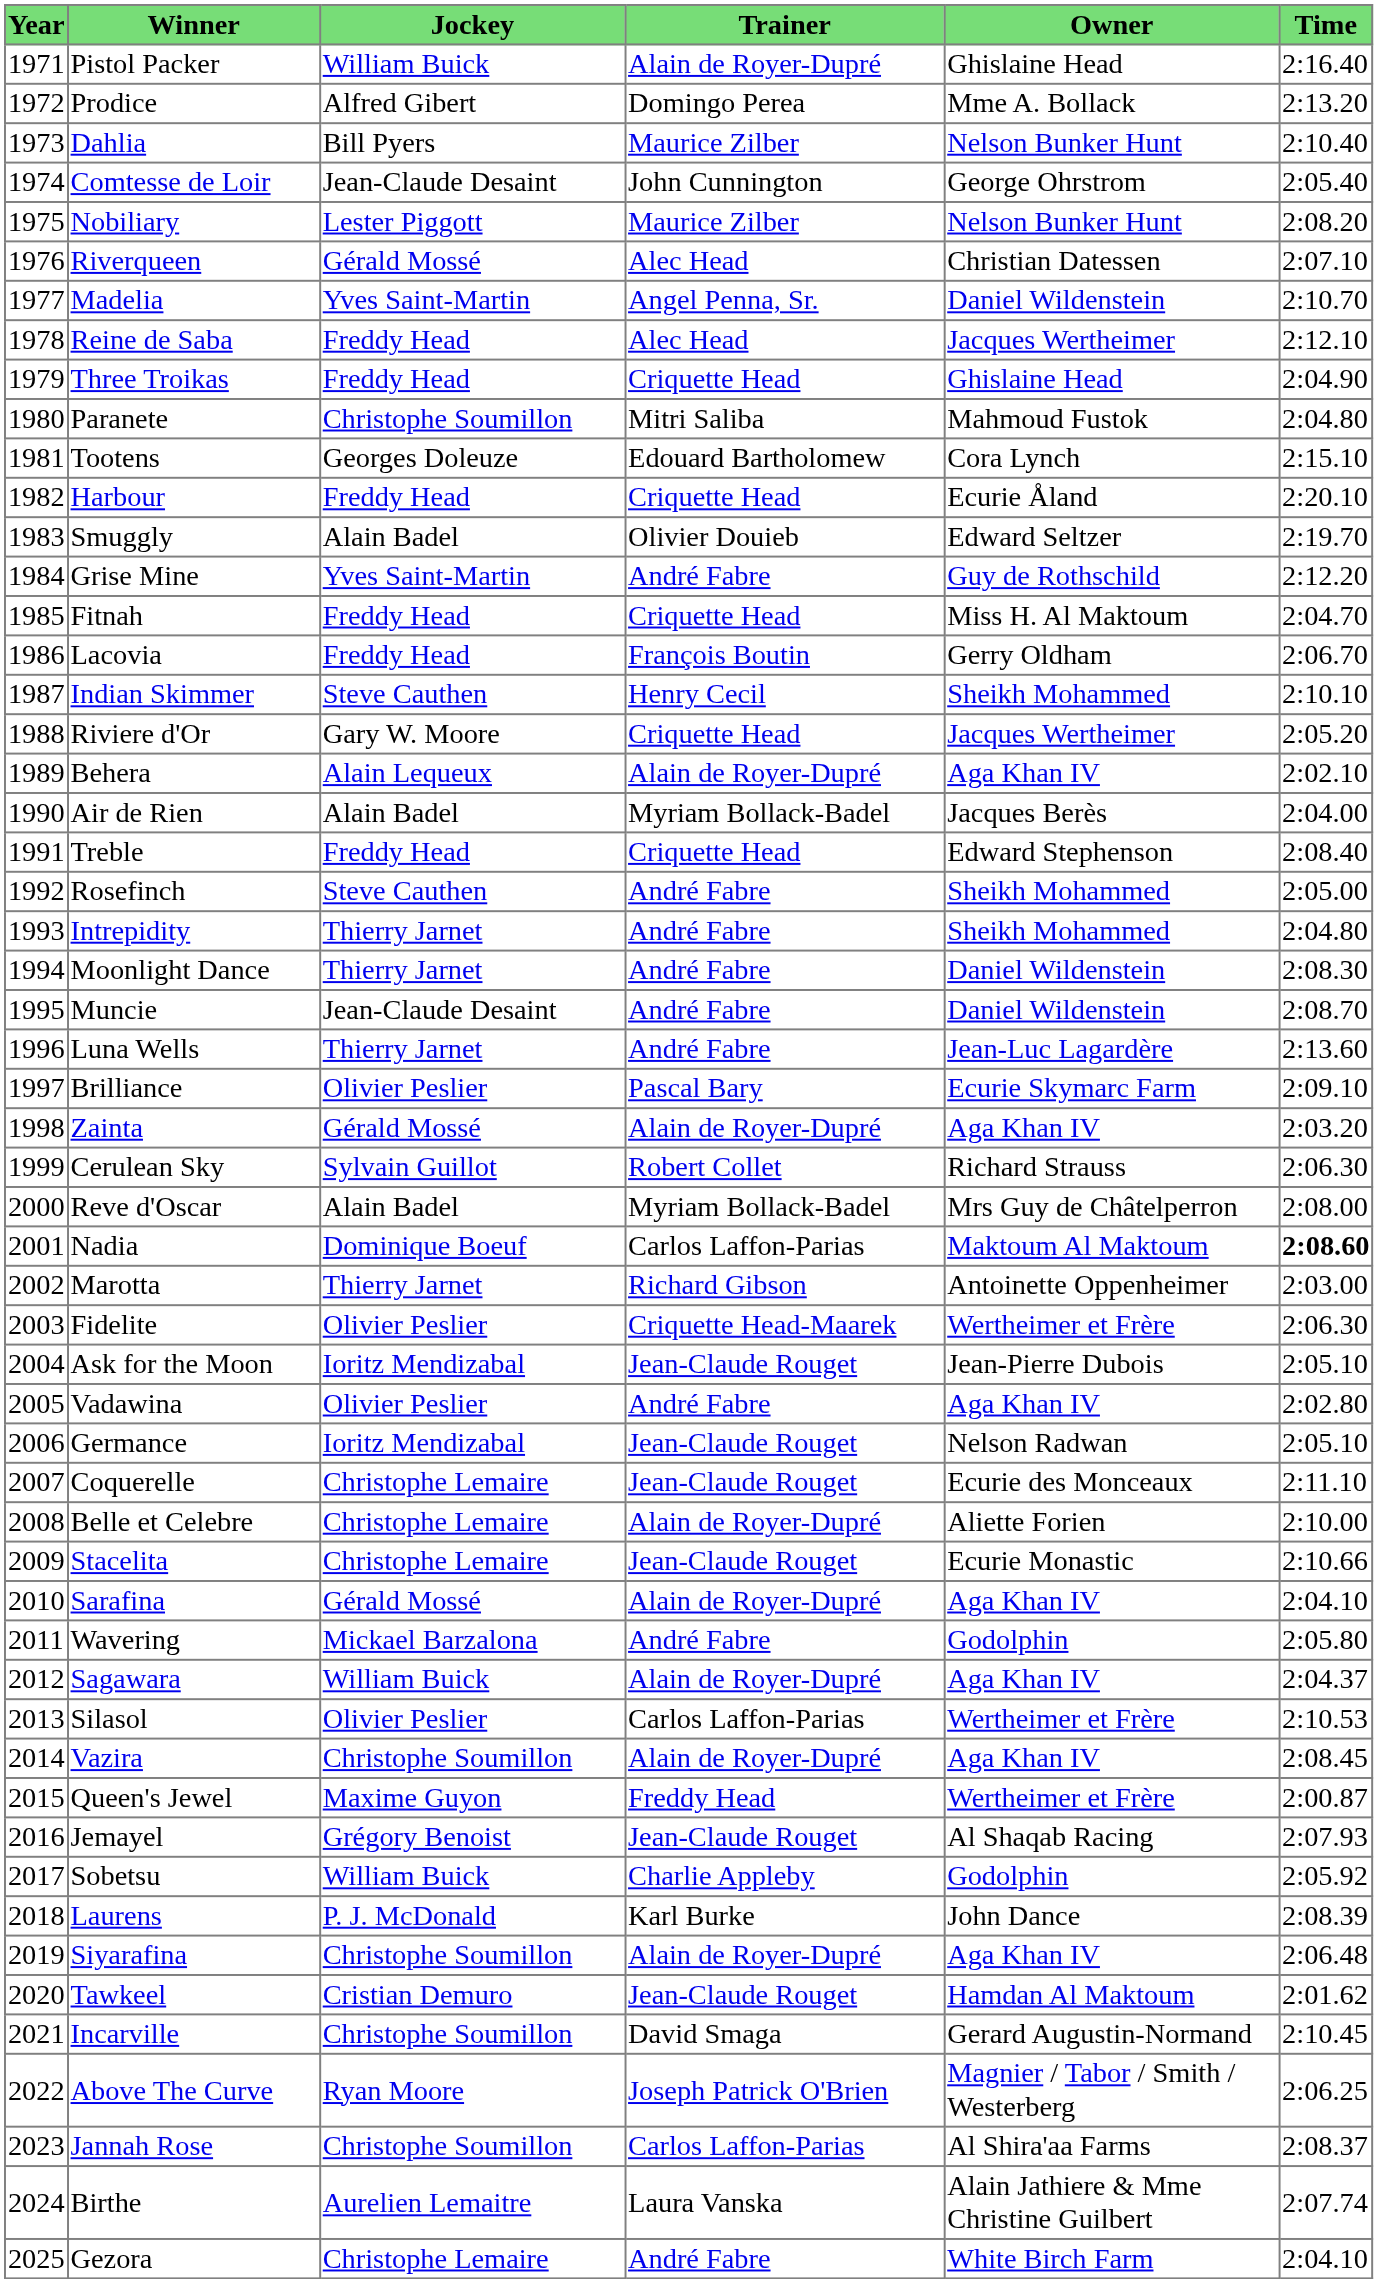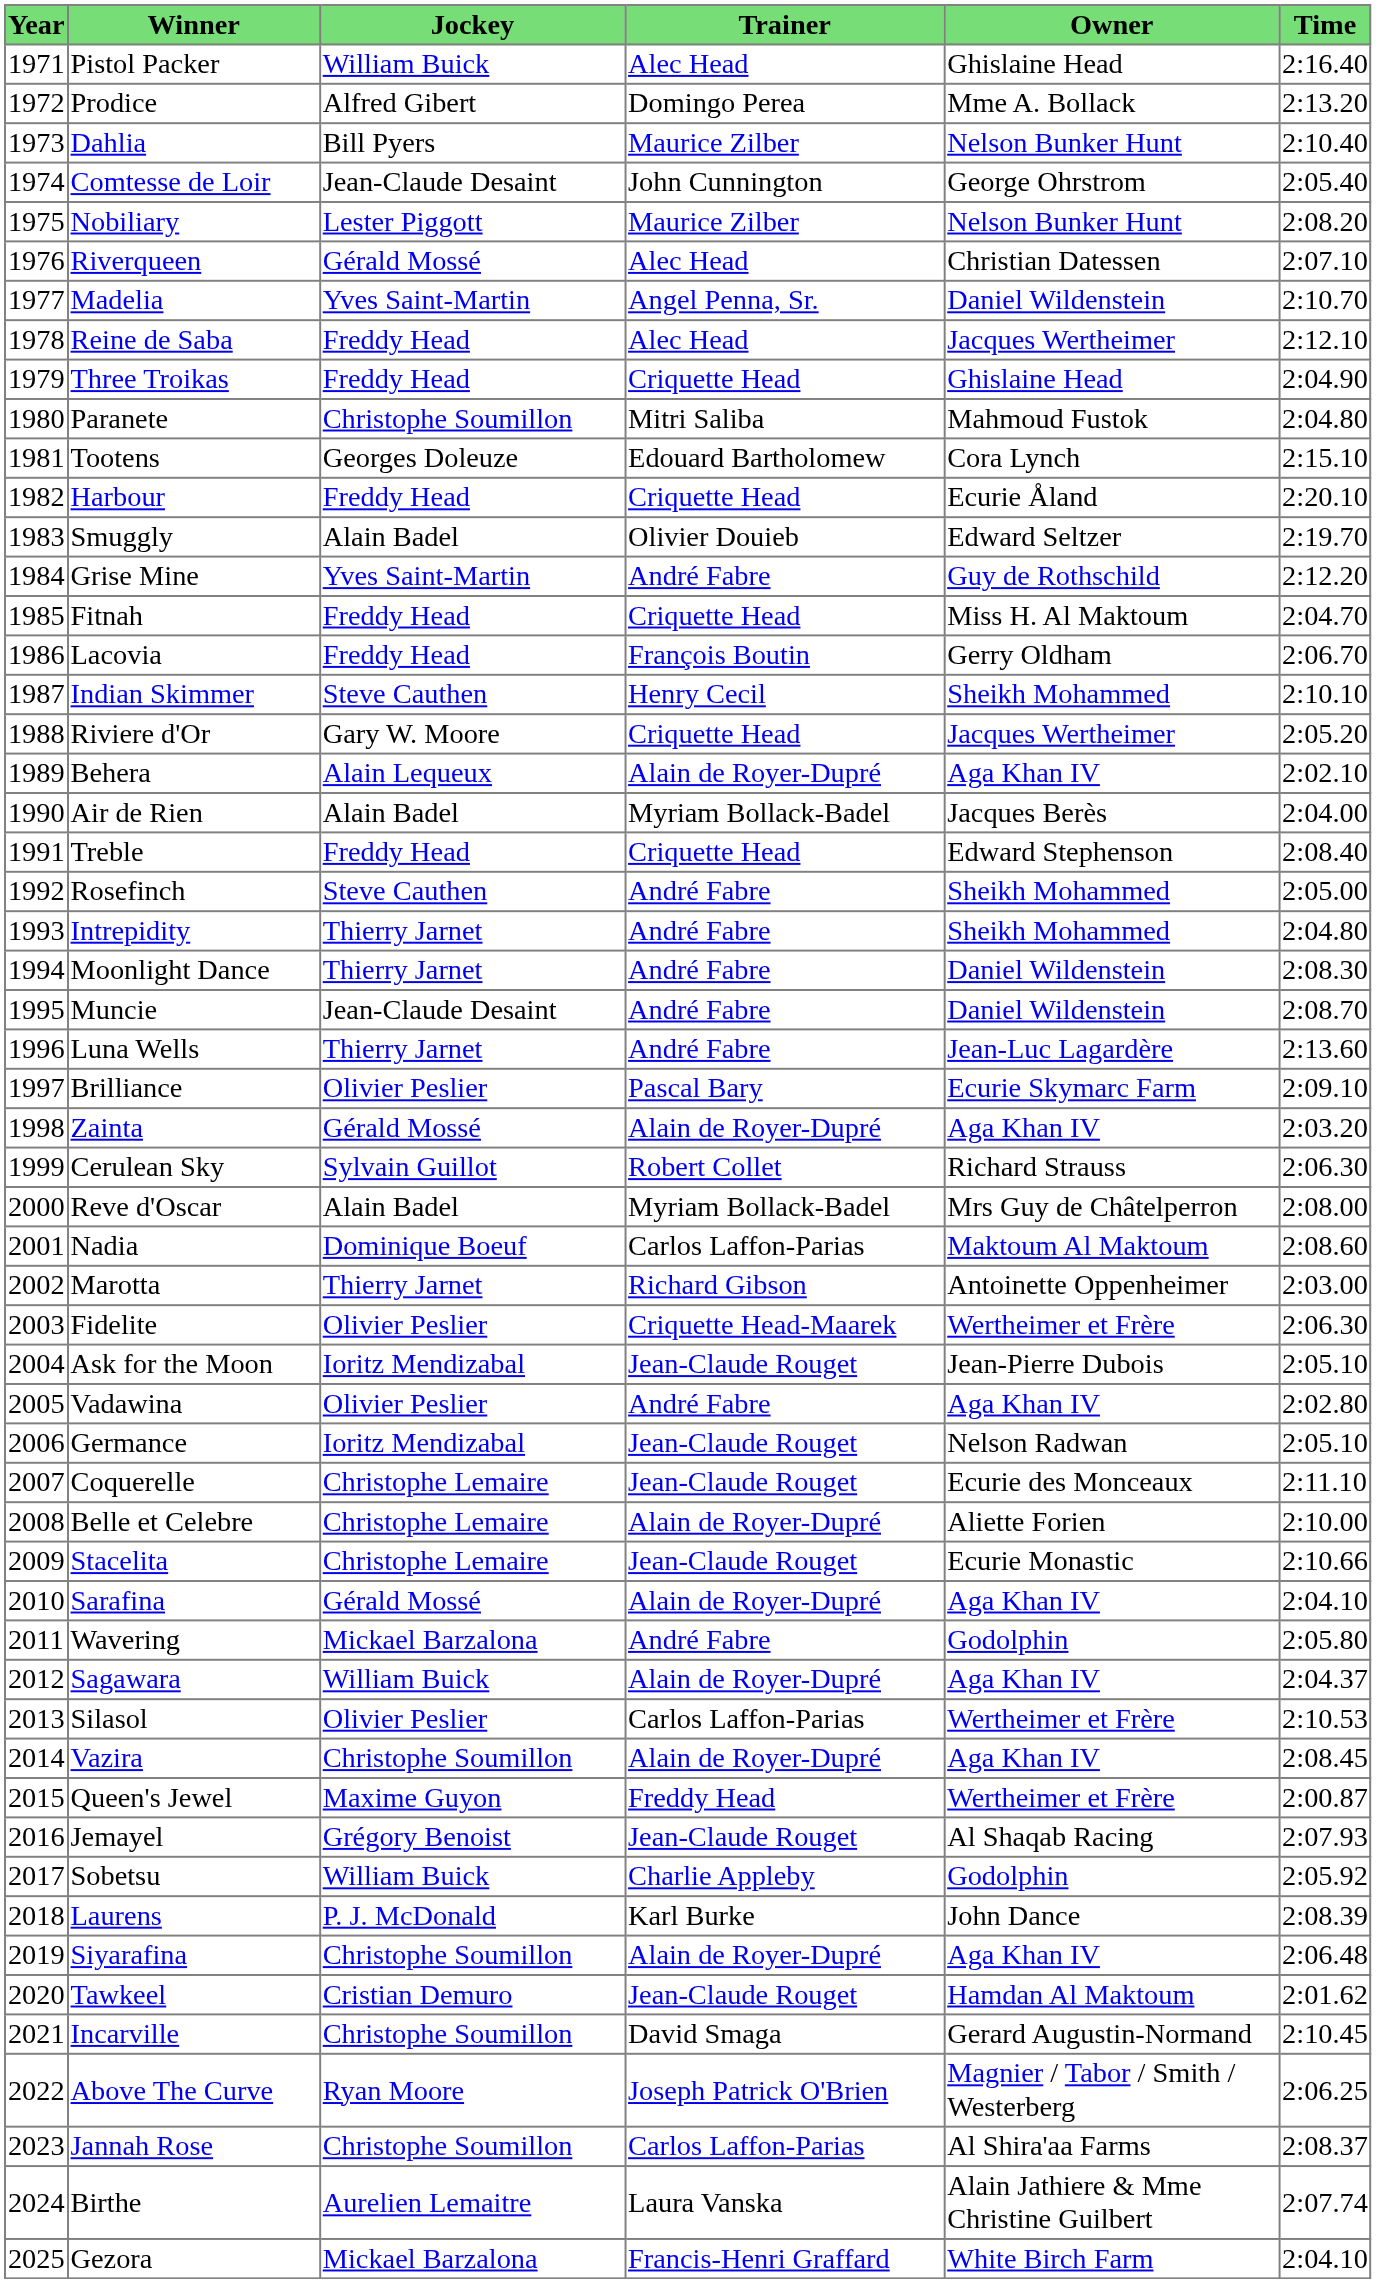(755, 63) Alain de Royer-Dupré -> (688, 63) Alec Head
(1326, 1245) bold -> (1325, 1245) normal
(436, 2258) Christophe Lemaire -> (430, 2258) Mickael Barzalona
(699, 2258) André Fabre -> (759, 2258) Francis-Henri Graffard
